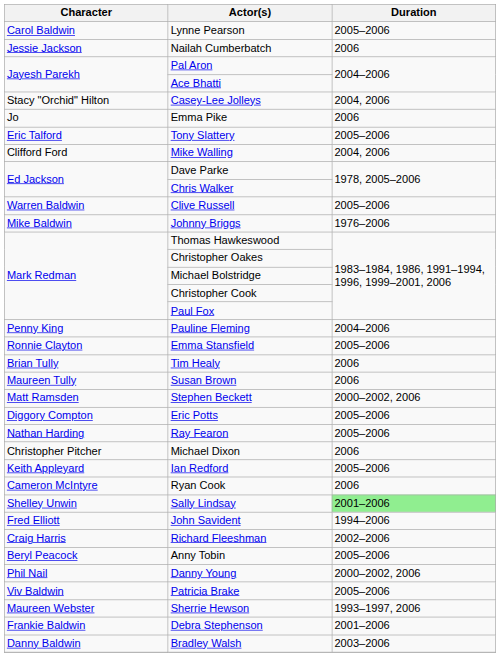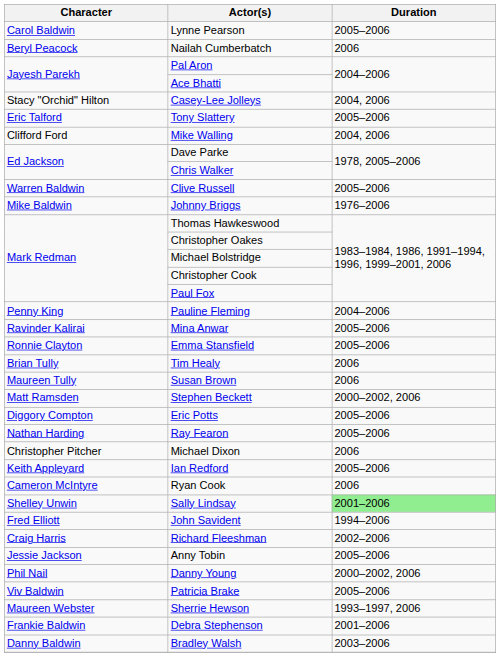(44, 48) Jessie Jackson -> (42, 48) Beryl Peacock
- row: (199, 118)
+ row: (200, 328)
(42, 556) Beryl Peacock -> (44, 556) Jessie Jackson
